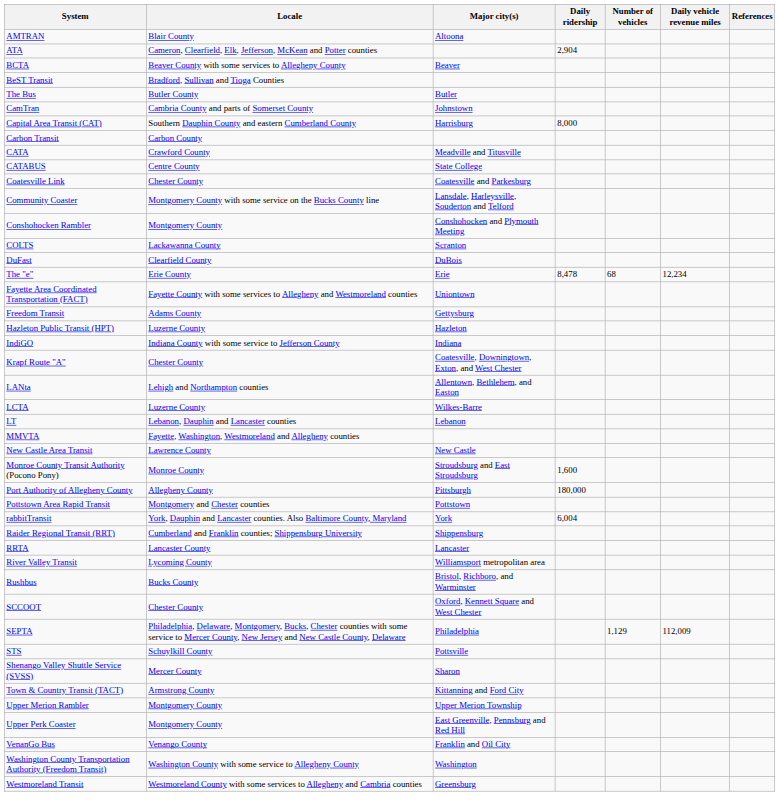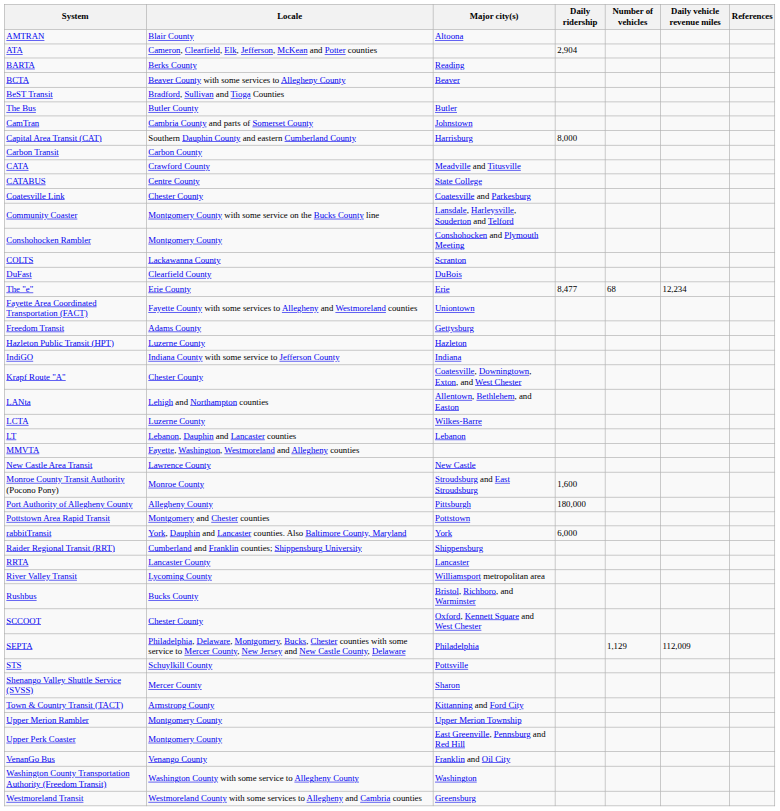+ row: (21, 65)
(567, 275) 8,478 -> (567, 289) 8,477
(567, 519) 6,004 -> (567, 533) 6,000
